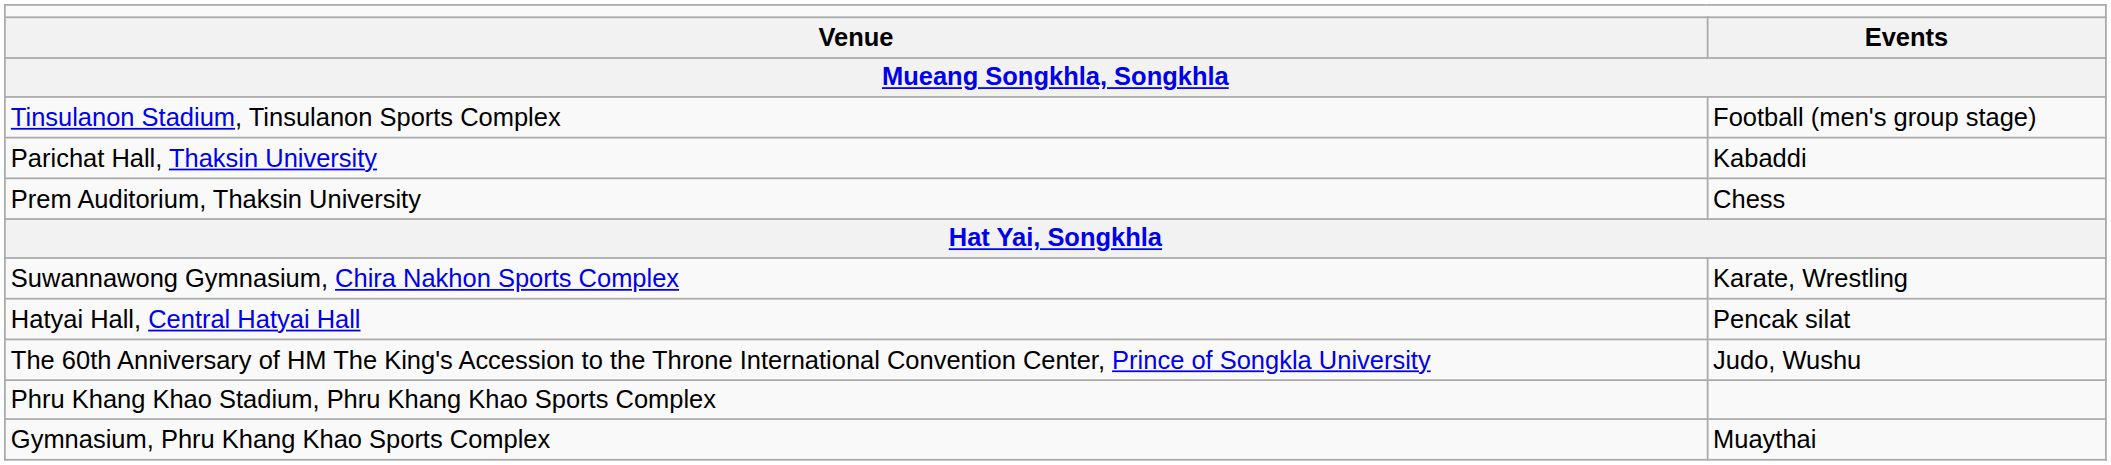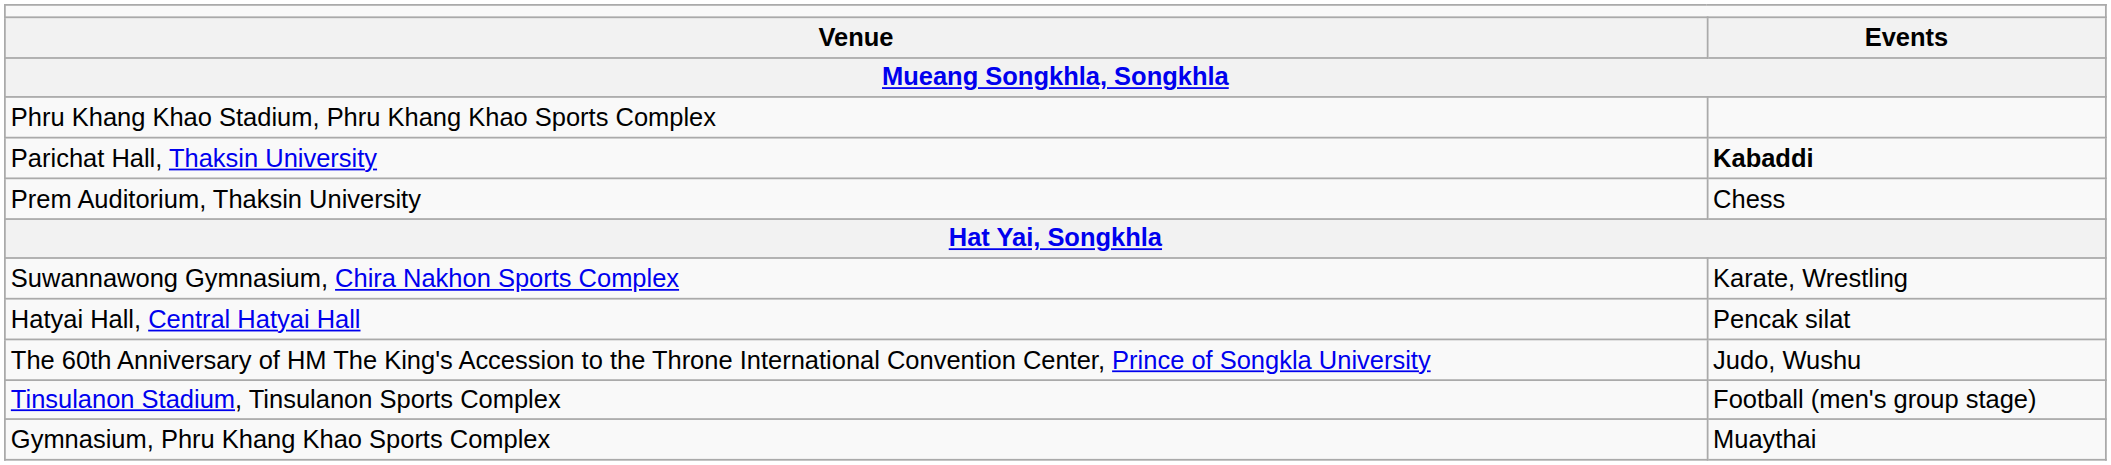rows swapped: (286, 118) <-> (363, 400)
(1760, 158) normal -> (1763, 158) bold
